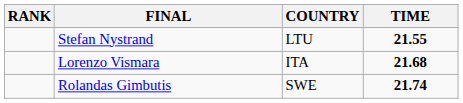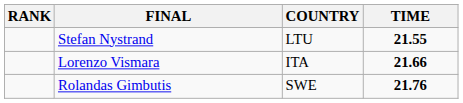(410, 62) 21.68 -> (410, 62) 21.66
(410, 86) 21.74 -> (410, 86) 21.76
